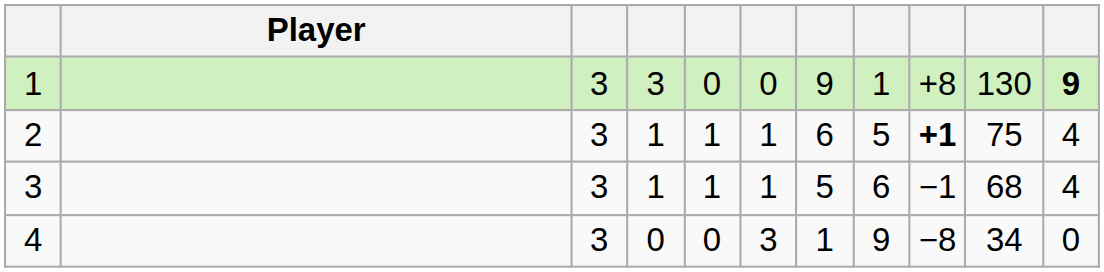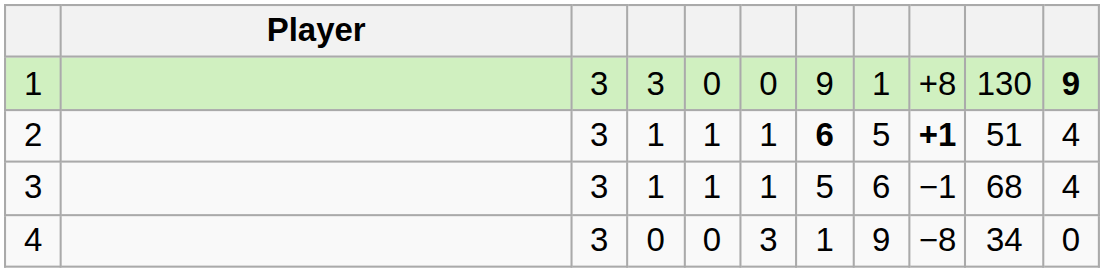(825, 135) normal -> (825, 135) bold
(1004, 135) 75 -> (1004, 135) 51
